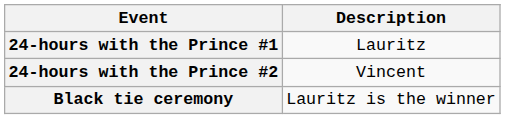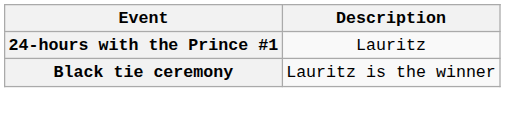- row: (143, 72)
